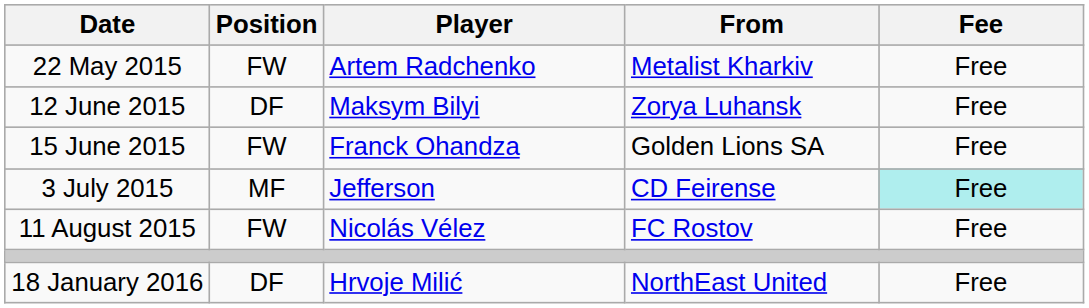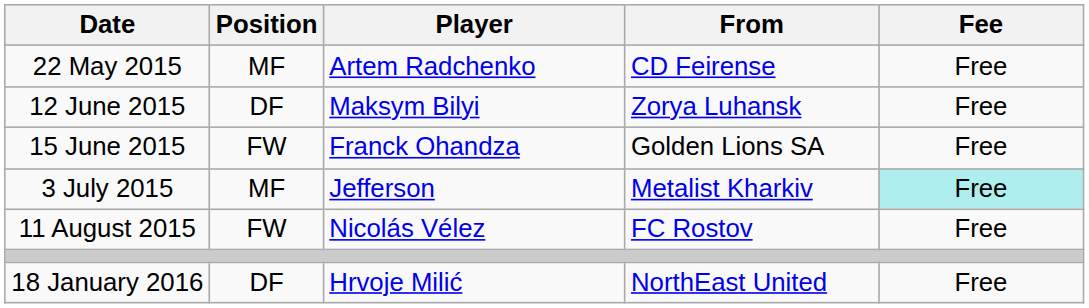(267, 65) FW -> (267, 65) MF
(722, 65) Metalist Kharkiv -> (703, 65) CD Feirense
(703, 188) CD Feirense -> (722, 188) Metalist Kharkiv
